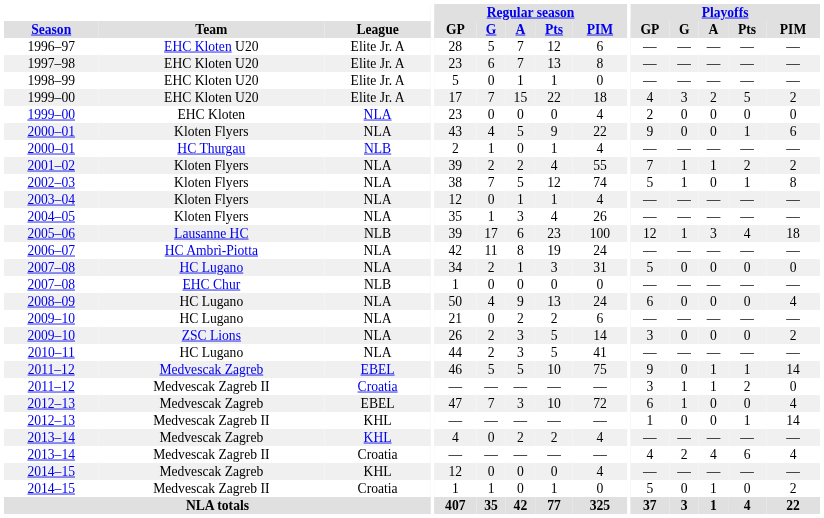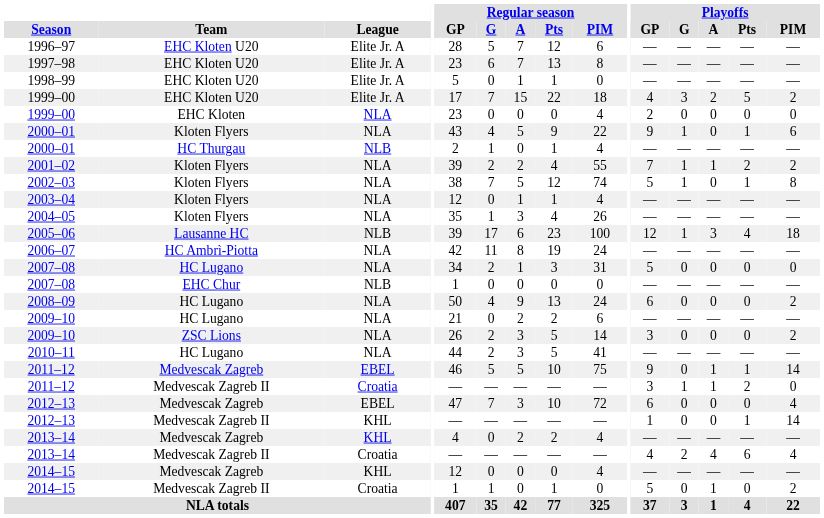(684, 131) 0 -> (684, 131) 1
(793, 301) 4 -> (793, 301) 2
(684, 403) 1 -> (684, 403) 0
